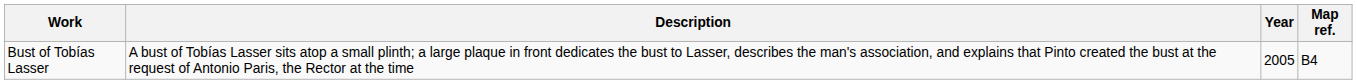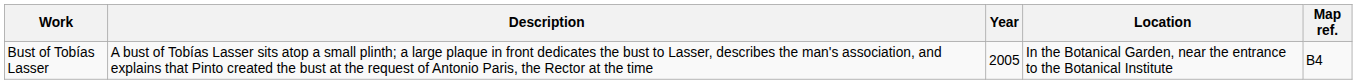+ column: (1163, 23)
